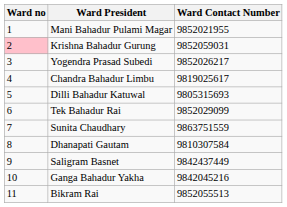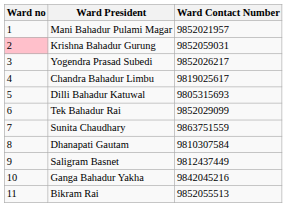(203, 29) 9852021955 -> (203, 29) 9852021957
(203, 161) 9842437449 -> (203, 161) 9812437449
